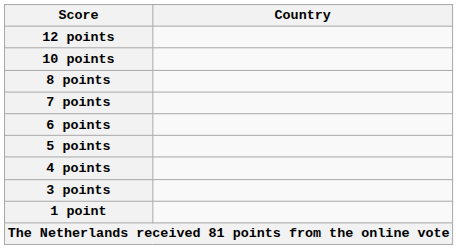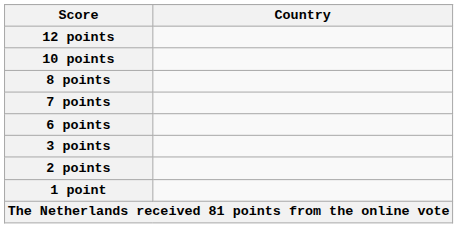- row: (78, 146)
- row: (78, 168)
+ row: (78, 168)
